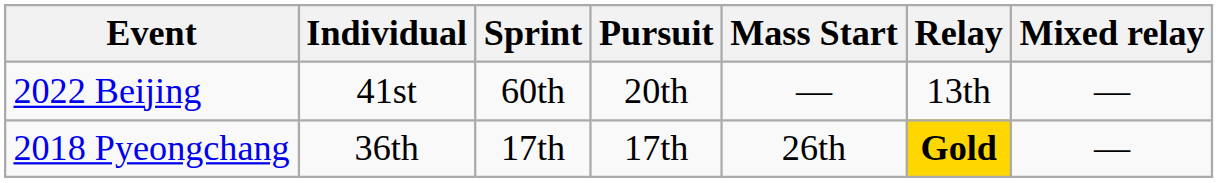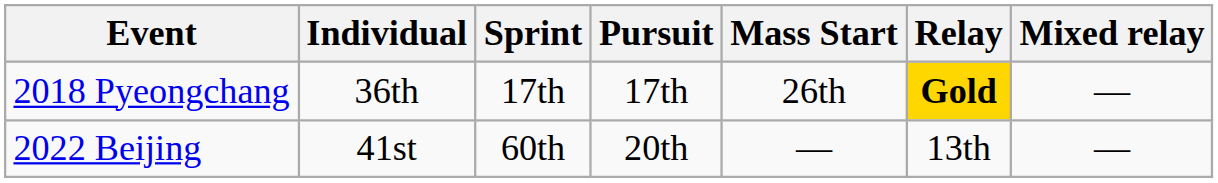rows swapped: (152, 147) <-> (107, 90)
